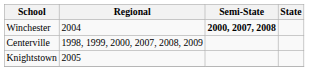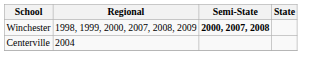(71, 27) 2004 -> (126, 27) 1998, 1999, 2000, 2007, 2008, 2009
(132, 43) 1998, 1999, 2000, 2007, 2008, 2009 -> (65, 43) 2004
- row: (32, 58)
